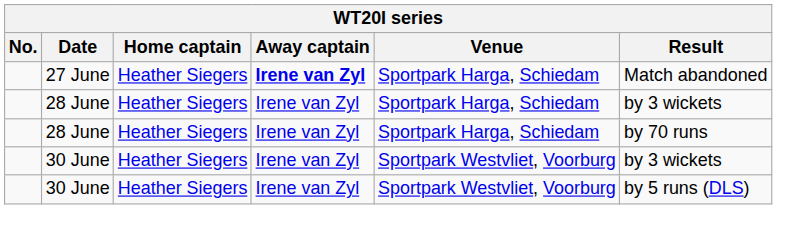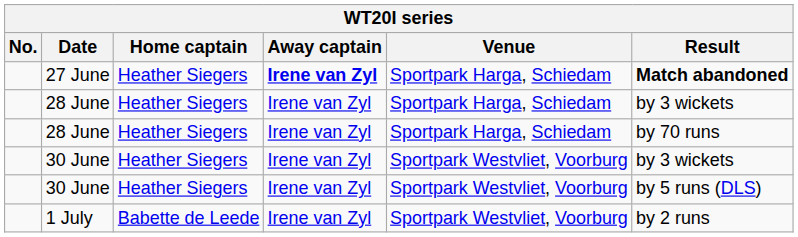(696, 75) normal -> (712, 75) bold
+ row: (69, 217)
